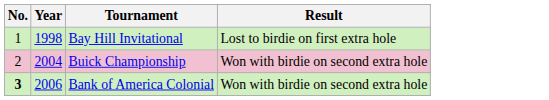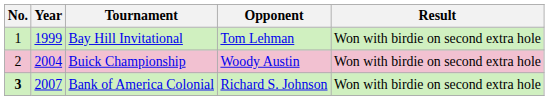+ column: (274, 16)
(48, 38) 1998 -> (48, 38) 1999
(308, 38) Lost to birdie on first extra hole -> (437, 38) Won with birdie on second extra hole
(48, 84) 2006 -> (48, 84) 2007
